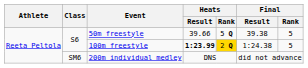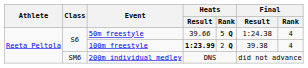(257, 33) 39.38 -> (257, 33) 1:24.38
(291, 33) 5 -> (291, 33) 4
(226, 45) gold background -> (226, 45) no background
(257, 45) 1:24.38 -> (257, 45) 39.38
(291, 45) 5 -> (291, 45) 4
